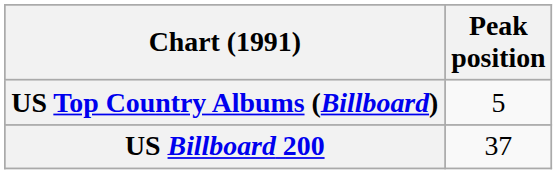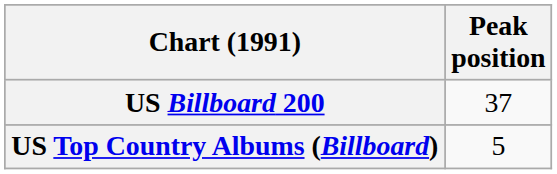rows swapped: (225, 146) <-> (225, 102)
